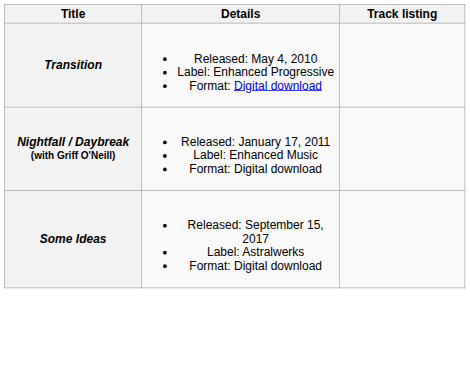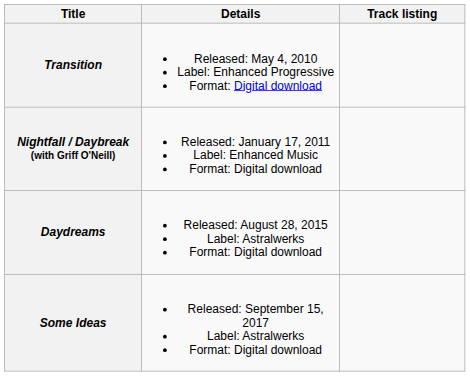+ row: (73, 232)
